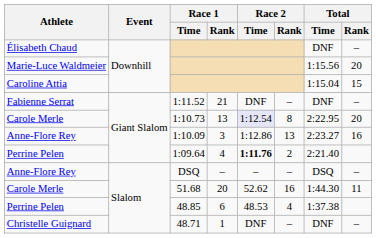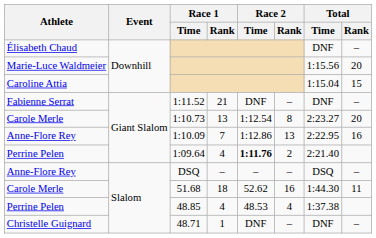(256, 119) lavender background -> (256, 119) no background
(323, 119) 2:22.95 -> (323, 119) 2:23.27
(222, 136) 3 -> (222, 136) 7
(323, 136) 2:23.27 -> (323, 136) 2:22.95
(222, 189) 20 -> (222, 189) 18
(222, 207) 6 -> (222, 207) 4
